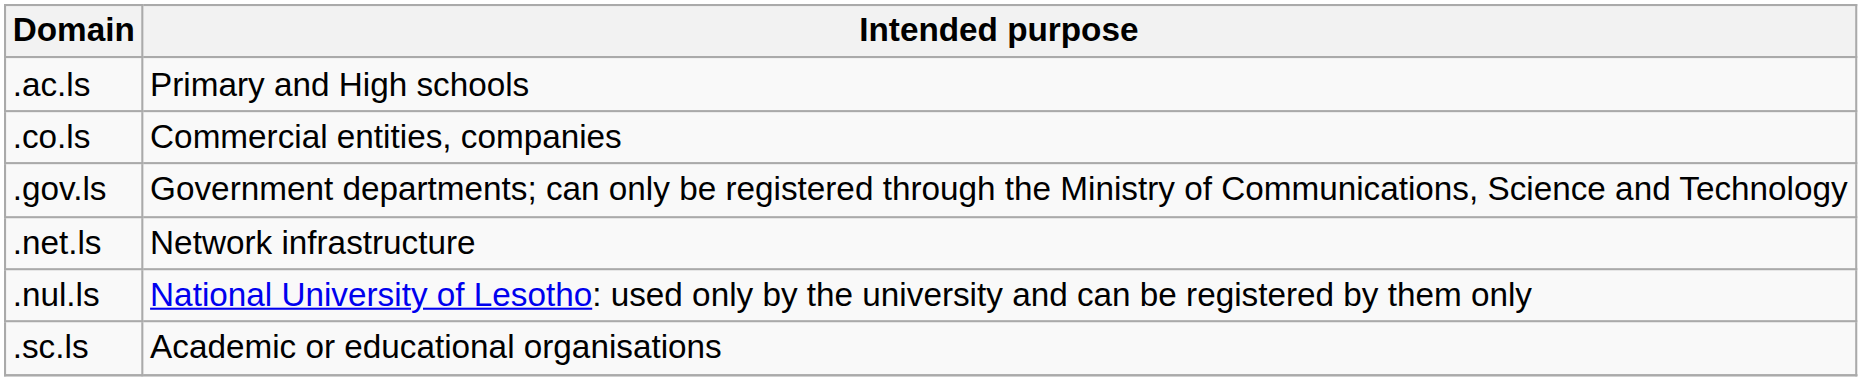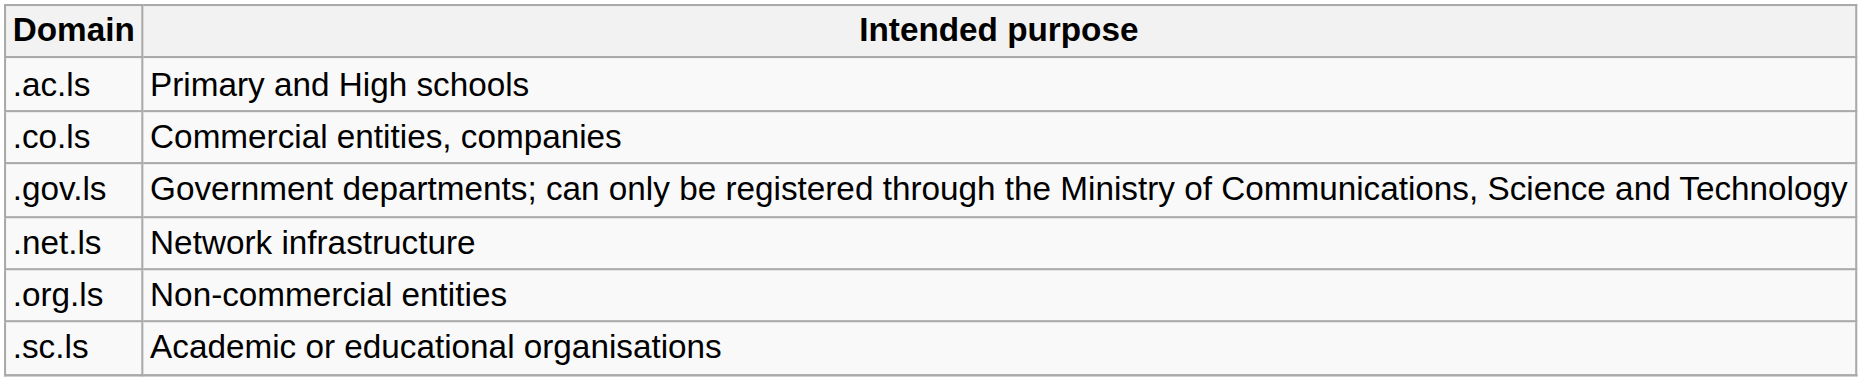- row: (56, 294)
+ row: (58, 294)
